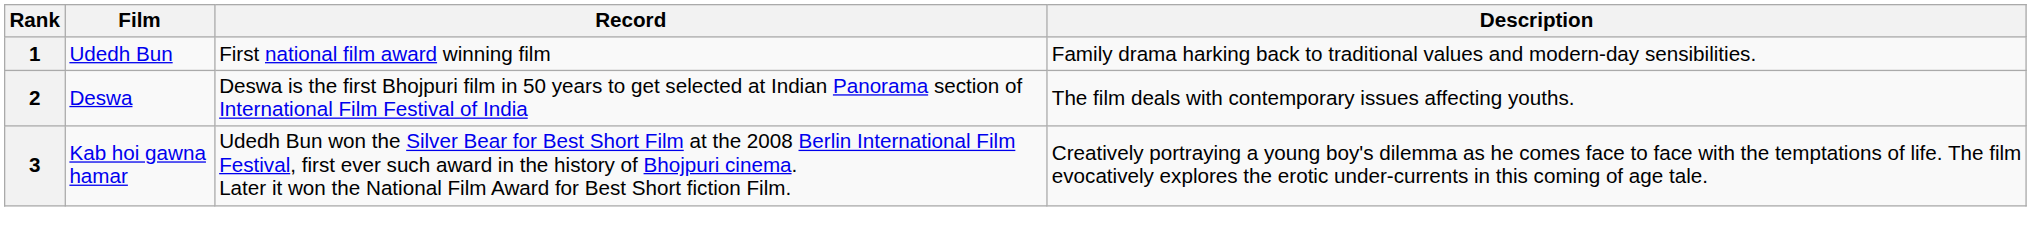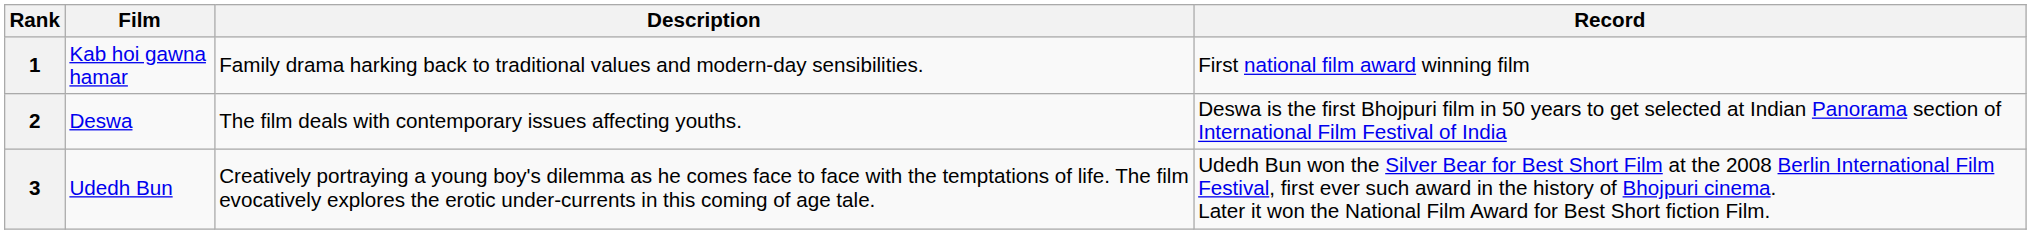columns swapped: (631, 20) <-> (1537, 20)
(121, 53) Udedh Bun -> (138, 65) Kab hoi gawna hamar
(138, 165) Kab hoi gawna hamar -> (121, 188) Udedh Bun
